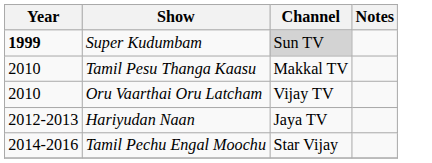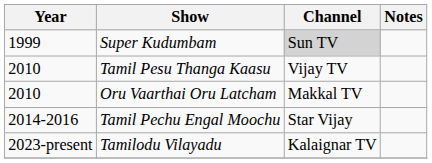(24, 42) bold -> (24, 42) normal
(311, 68) Makkal TV -> (318, 68) Vijay TV
(304, 94) Vijay TV -> (325, 94) Makkal TV
- row: (140, 119)
+ row: (161, 145)
